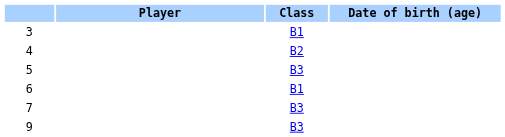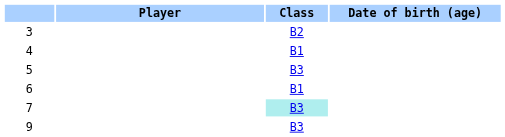(297, 32) B1 -> (297, 32) B2
(297, 51) B2 -> (297, 51) B1
(297, 108) no background -> (297, 108) paleturquoise background
